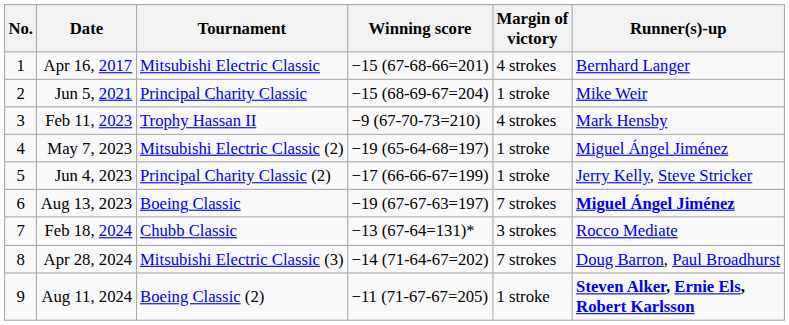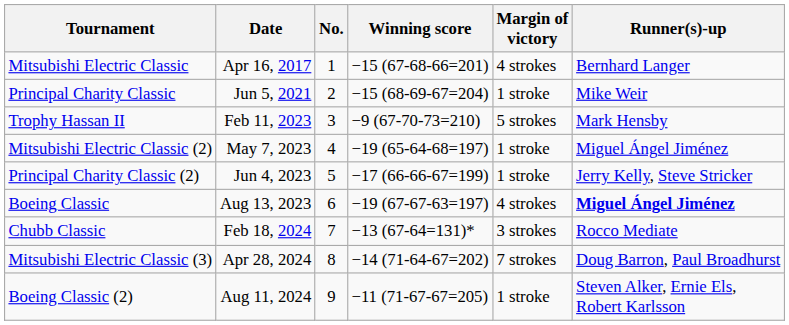columns swapped: (21, 28) <-> (242, 28)
(526, 120) 4 strokes -> (526, 120) 5 strokes
(526, 203) 7 strokes -> (526, 203) 4 strokes
(661, 296) bold -> (656, 296) normal
